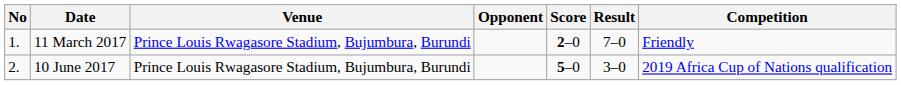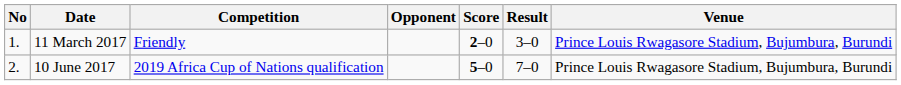columns swapped: (302, 16) <-> (767, 16)
(614, 41) 7–0 -> (527, 41) 3–0
(614, 66) 3–0 -> (527, 66) 7–0
